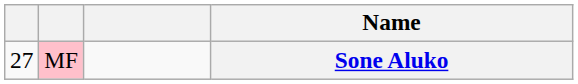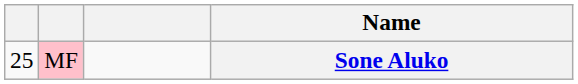(22, 60) 27 -> (22, 60) 25
